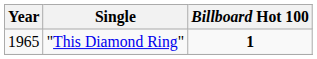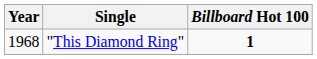(24, 41) 1965 -> (24, 41) 1968
